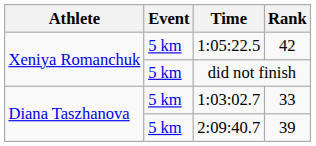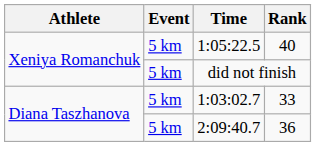(287, 45) 42 -> (287, 45) 40
(287, 127) 39 -> (287, 127) 36
